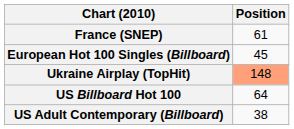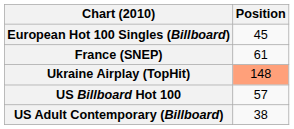rows swapped: (119, 54) <-> (119, 34)
(261, 94) 64 -> (261, 94) 57
